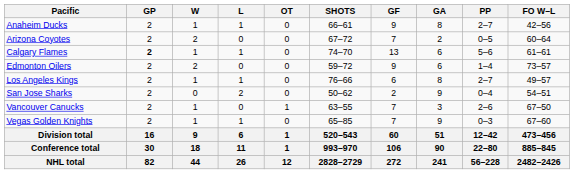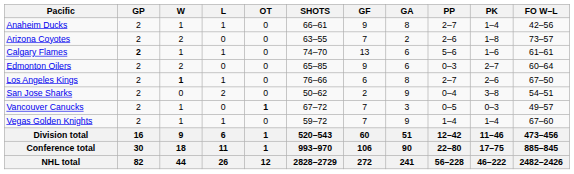+ column: (492, 11)
(340, 38) 67–72 -> (315, 38) 63–55
(485, 38) 0–5 -> (449, 38) 2–6
(539, 38) 60–64 -> (541, 38) 73–57
(340, 66) 59–72 -> (315, 66) 65–85
(485, 66) 1–4 -> (449, 66) 0–3
(539, 66) 73–57 -> (541, 66) 60–64
(195, 79) normal -> (181, 79) bold
(539, 79) 49–57 -> (541, 79) 67–50
(287, 107) normal -> (266, 107) bold
(340, 107) 63–55 -> (315, 107) 67–72
(485, 107) 2–6 -> (449, 107) 0–5
(539, 107) 67–50 -> (541, 107) 49–57
(340, 121) 65–85 -> (315, 121) 59–72
(485, 121) 0–3 -> (449, 121) 1–4
